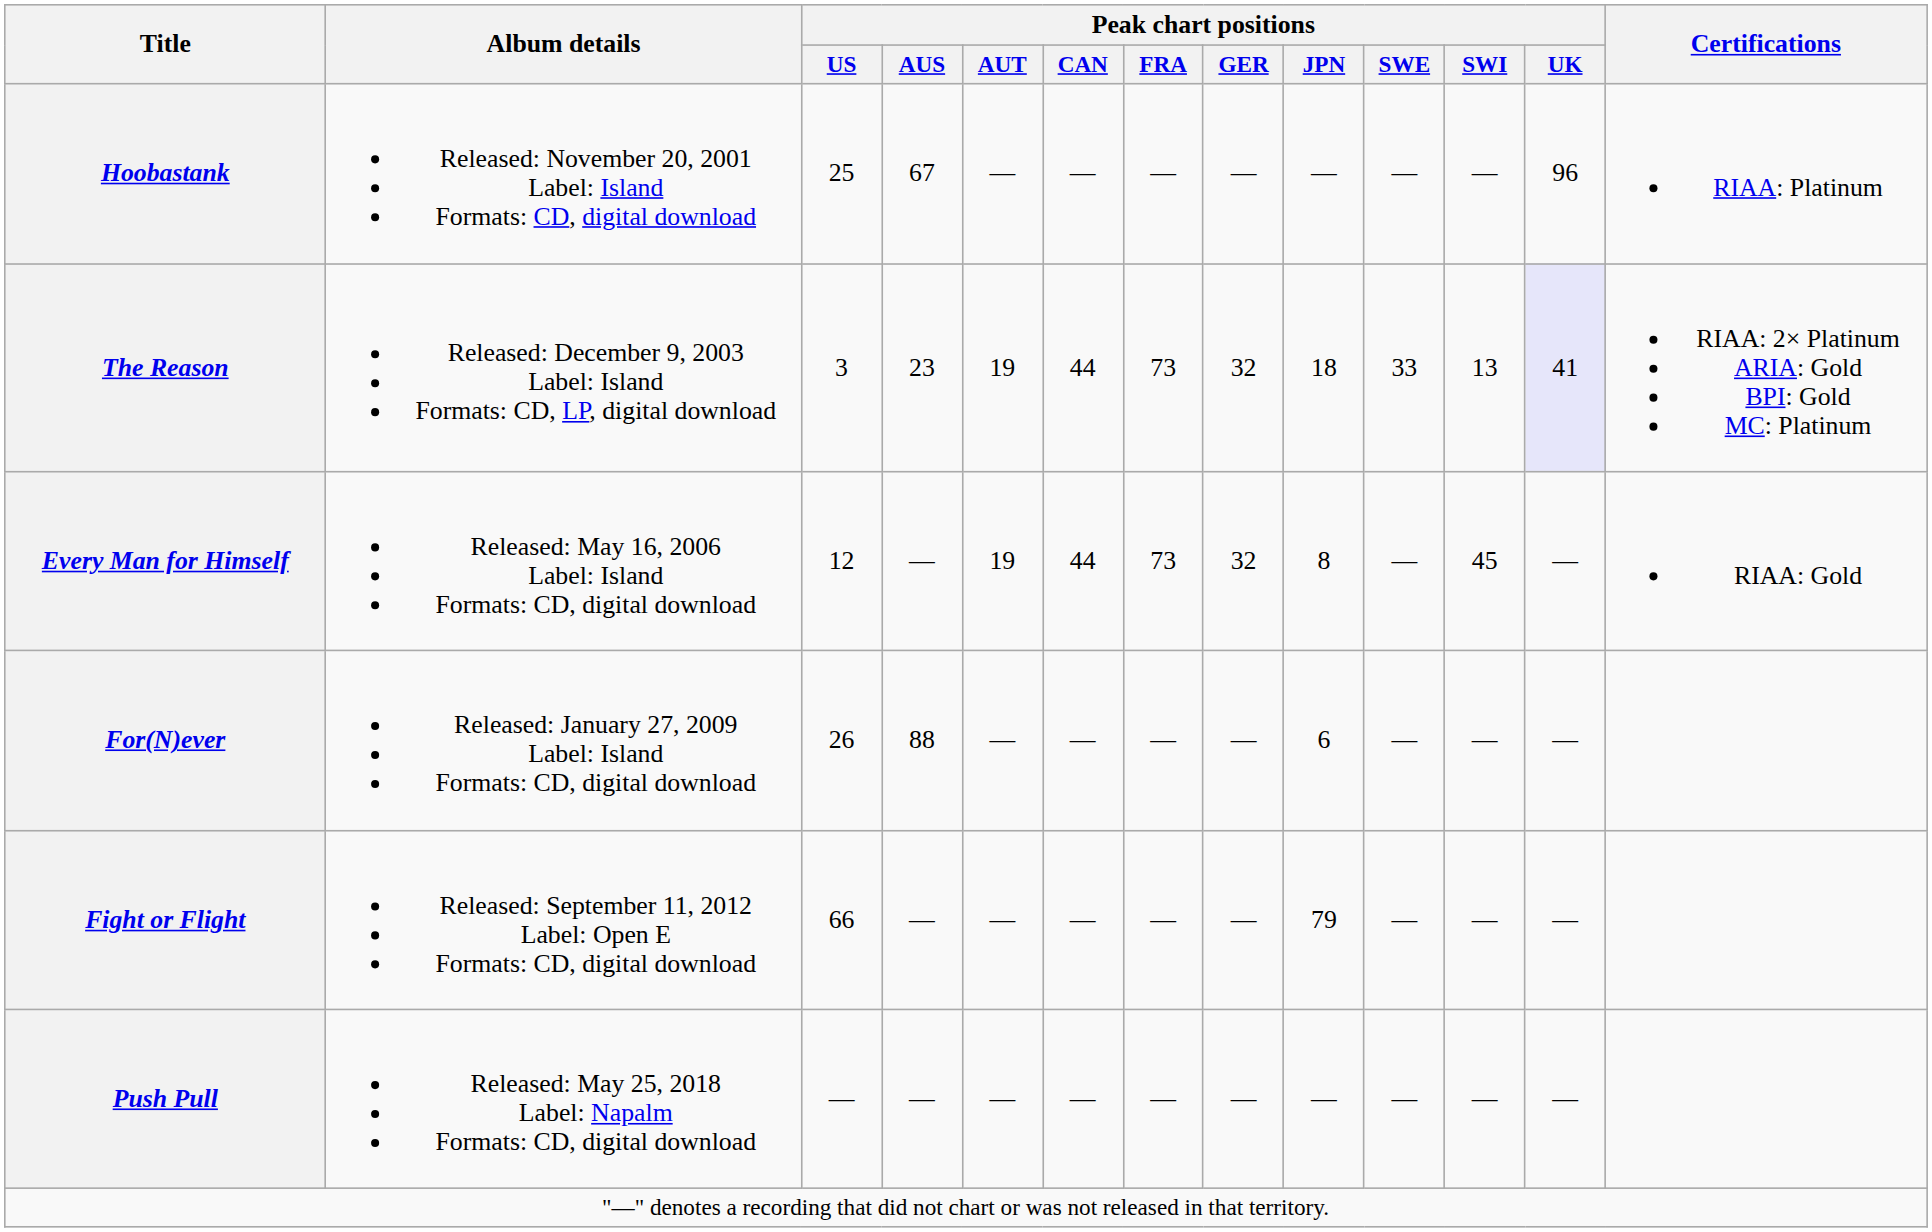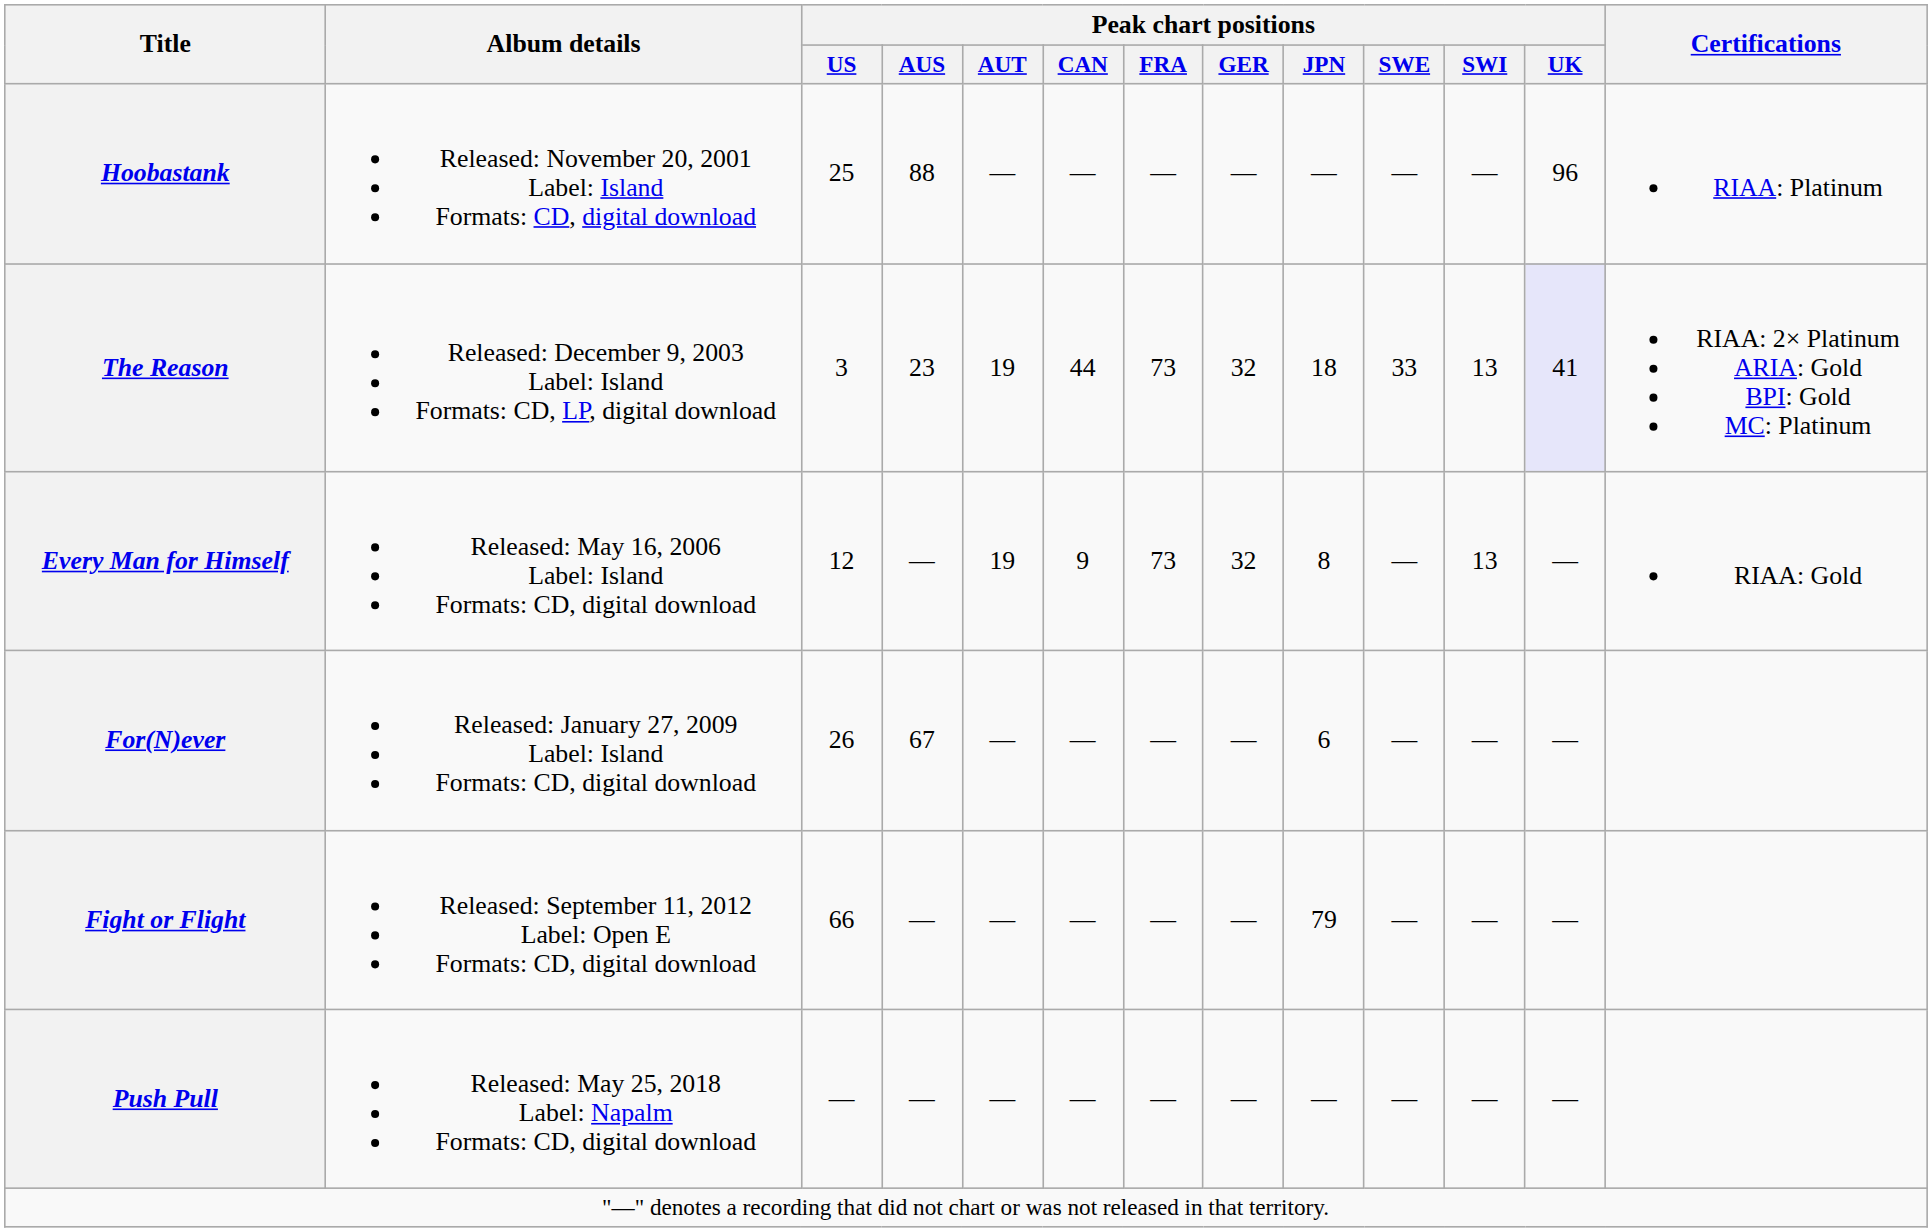(922, 173) 67 -> (922, 173) 88
(1083, 560) 44 -> (1083, 560) 9
(1485, 560) 45 -> (1485, 560) 13
(922, 740) 88 -> (922, 740) 67
